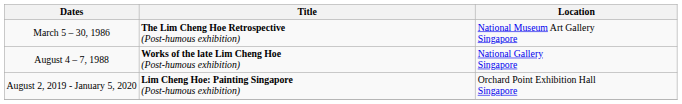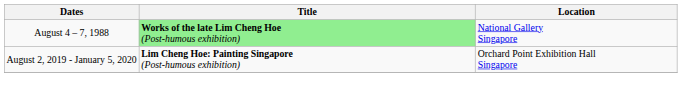- row: (72, 33)
(211, 59) no background -> (211, 33) lightgreen background
